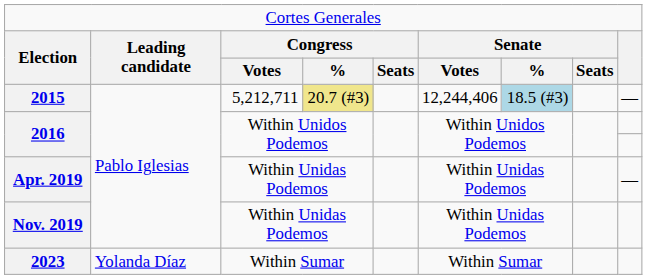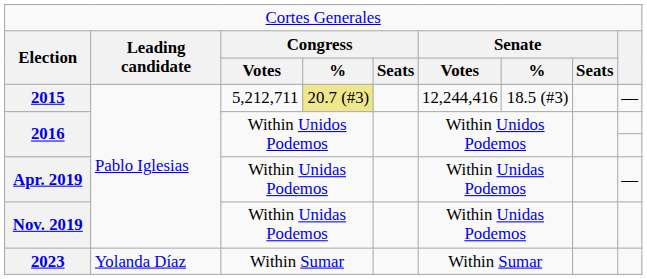(460, 97) 12,244,406 -> (460, 97) 12,244,416
(538, 97) lightblue background -> (538, 97) no background
